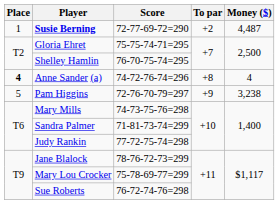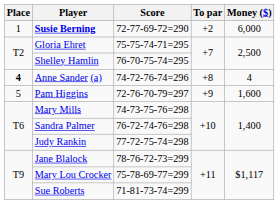(249, 28) 4,487 -> (249, 28) 6,000
(249, 93) 3,238 -> (249, 93) 1,600
(152, 126) 71-81-73-74=299 -> (152, 126) 76-72-74-76=298
(152, 191) 76-72-74-76=298 -> (152, 191) 71-81-73-74=299
